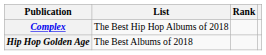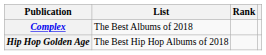(161, 27) The Best Hip Hop Albums of 2018 -> (143, 27) The Best Albums of 2018
(143, 42) The Best Albums of 2018 -> (161, 42) The Best Hip Hop Albums of 2018
